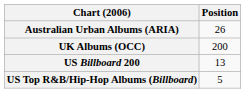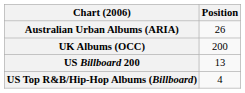(220, 79) 5 -> (220, 79) 4
